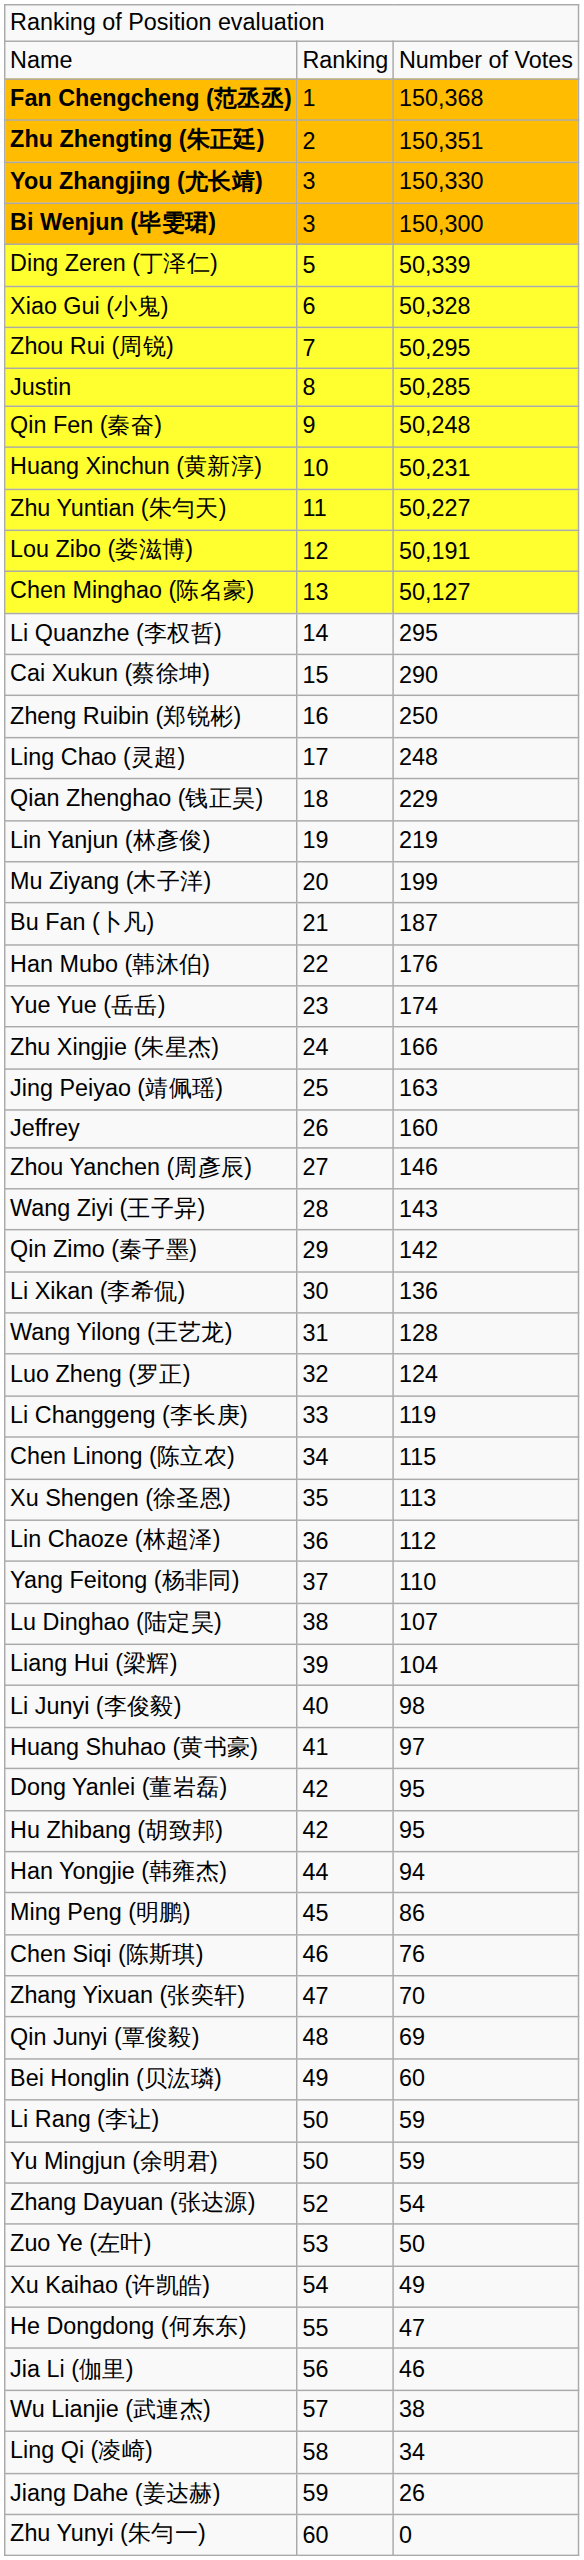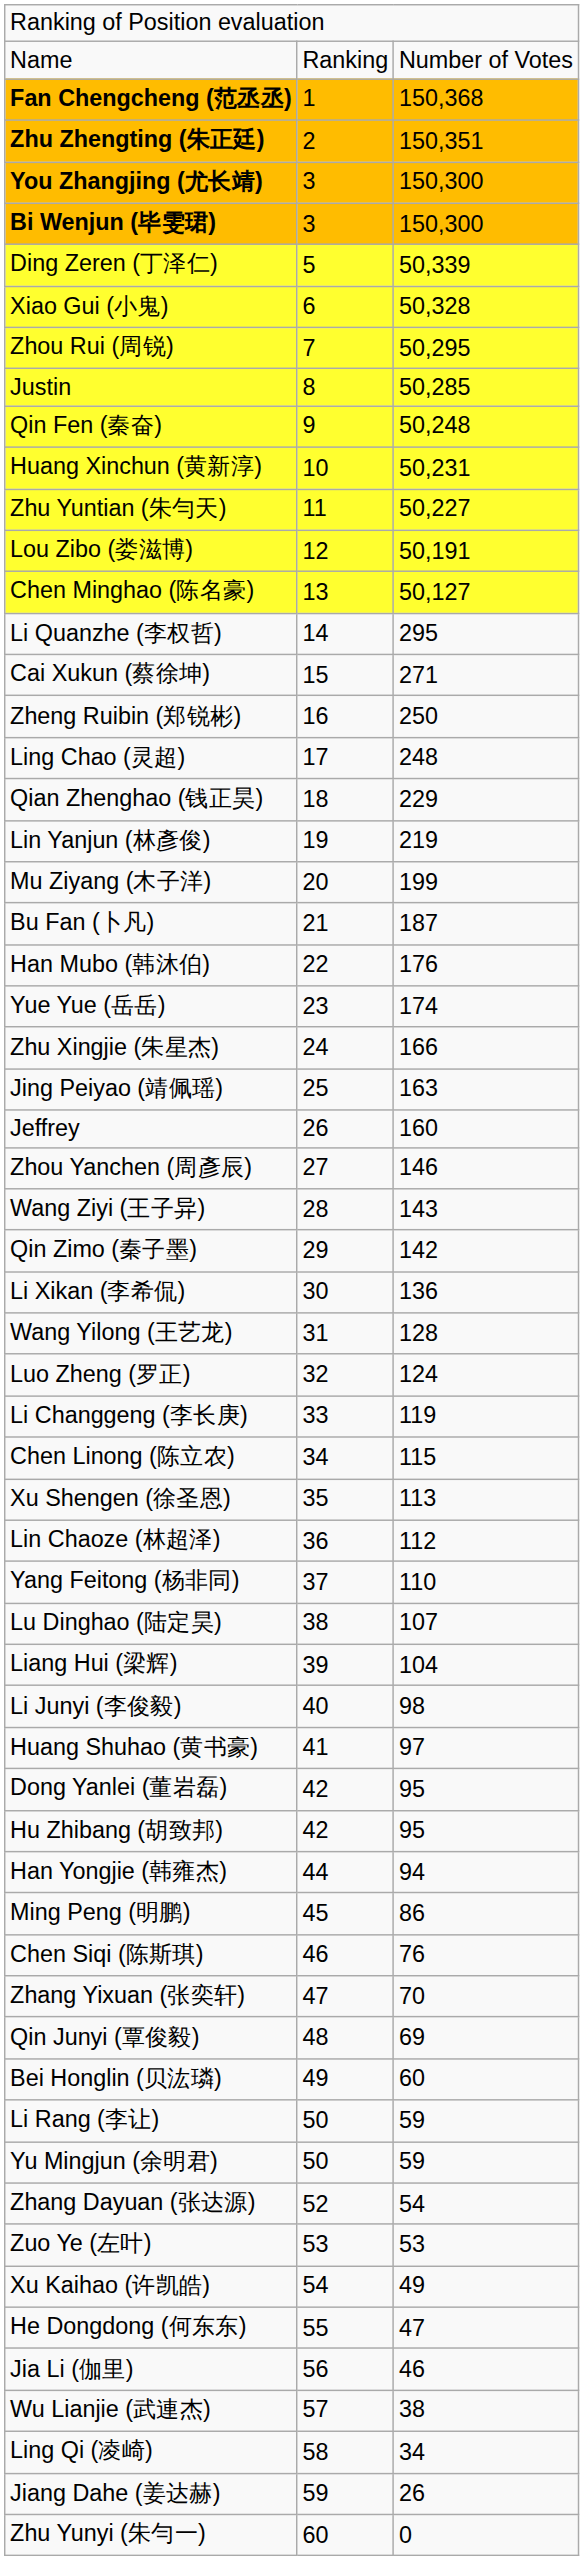(441, 182) 150,330 -> (441, 182) 150,300
(418, 674) 290 -> (418, 674) 271
(412, 2244) 50 -> (412, 2244) 53
